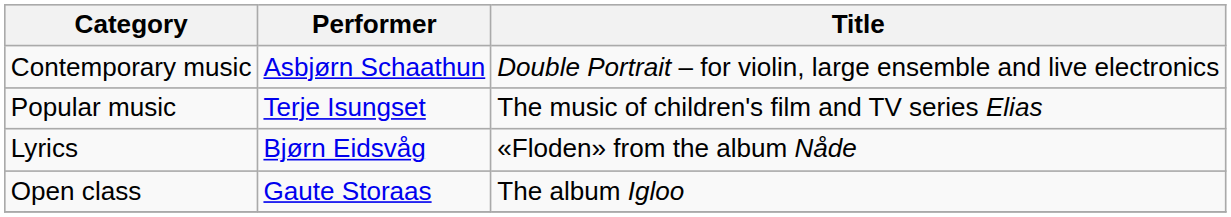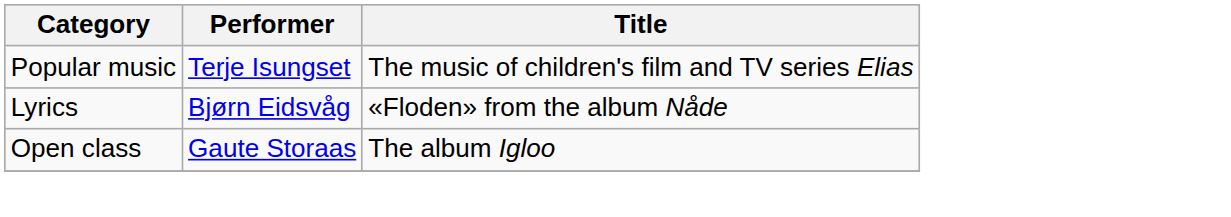- row: (131, 66)
